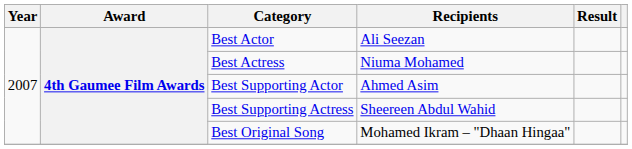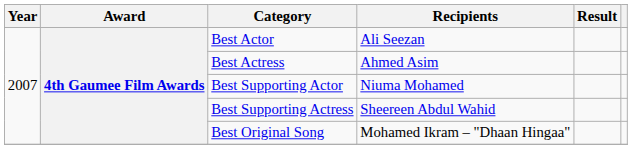(412, 62) Niuma Mohamed -> (399, 62) Ahmed Asim
(399, 86) Ahmed Asim -> (412, 86) Niuma Mohamed
